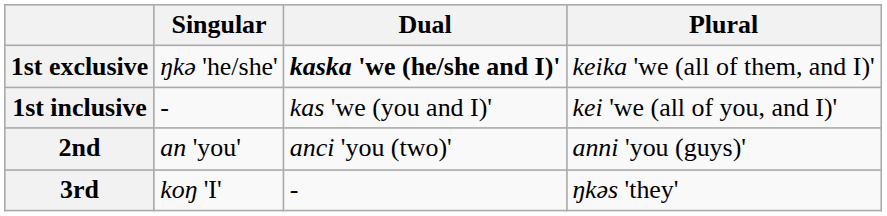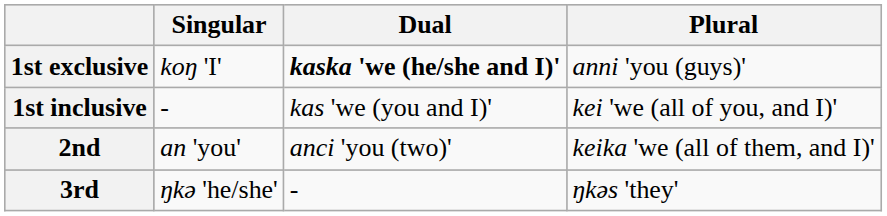(219, 66) ŋkə 'he/she' -> (191, 66) koŋ 'I'
(724, 66) keika 'we (all of them, and I)' -> (659, 66) anni 'you (guys)'
(659, 148) anni 'you (guys)' -> (724, 148) keika 'we (all of them, and I)'
(191, 189) koŋ 'I' -> (219, 189) ŋkə 'he/she'
